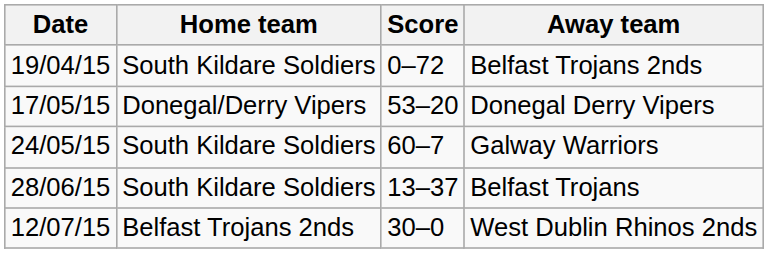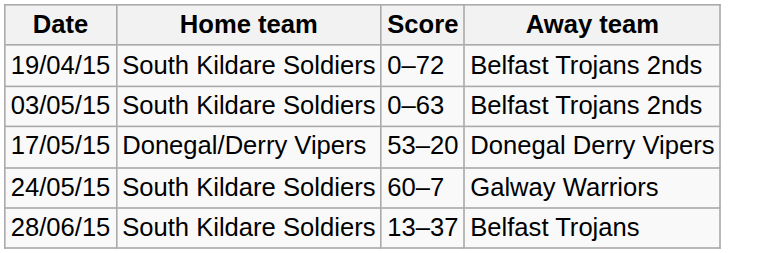+ row: (61, 106)
- row: (61, 227)
